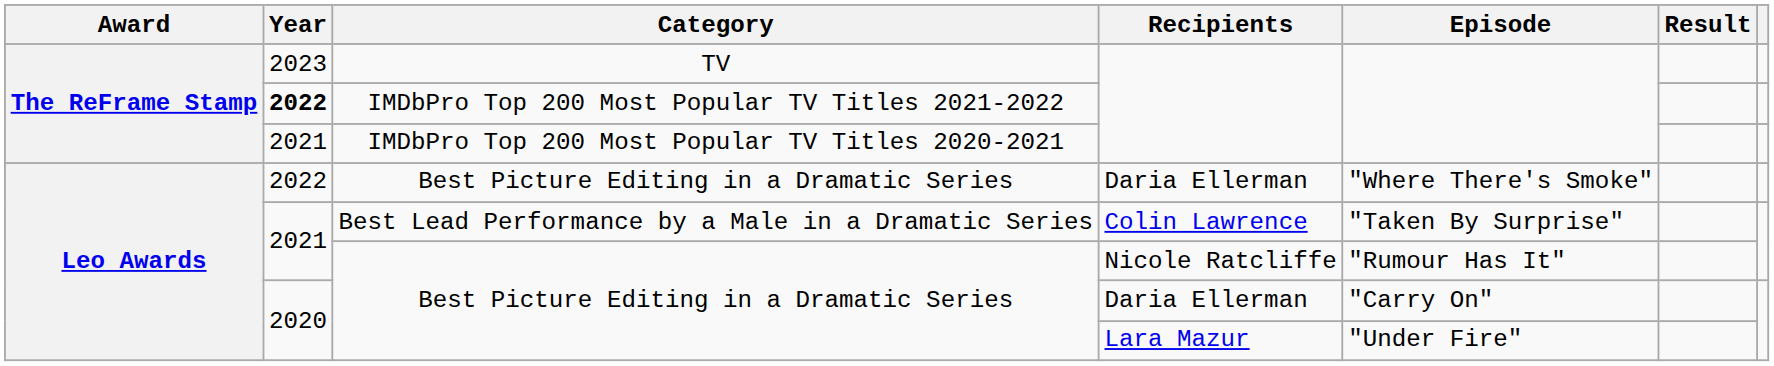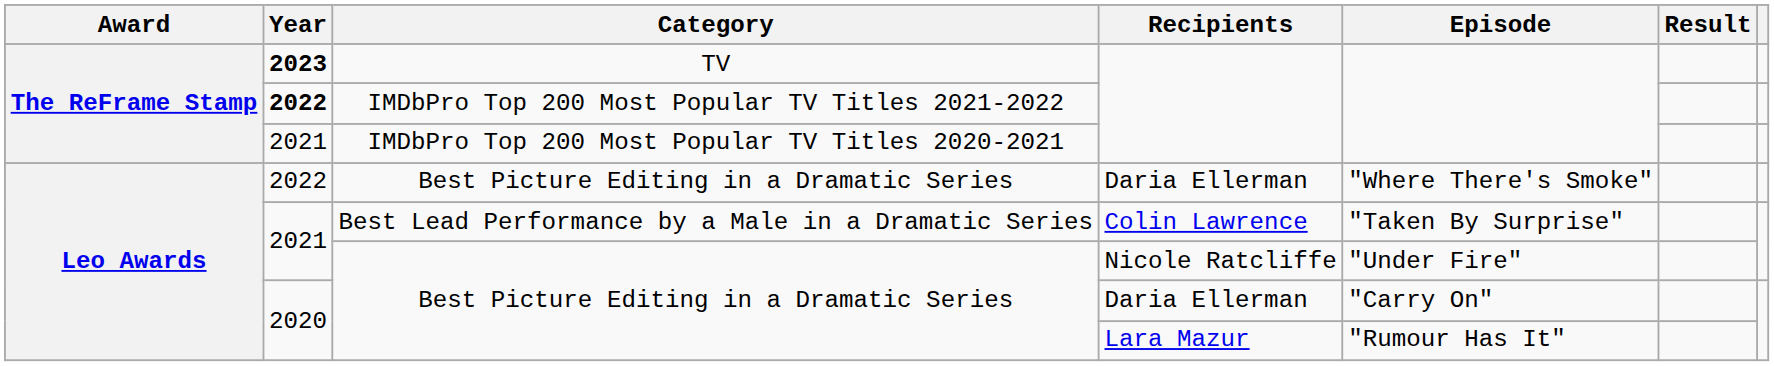(298, 64) normal -> (298, 64) bold
(1457, 261) "Rumour Has It" -> (1435, 261) "Under Fire"
(1435, 340) "Under Fire" -> (1457, 340) "Rumour Has It"
